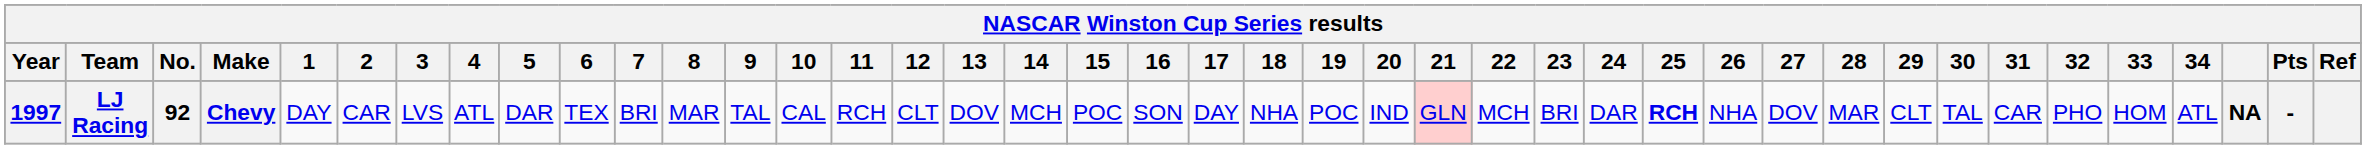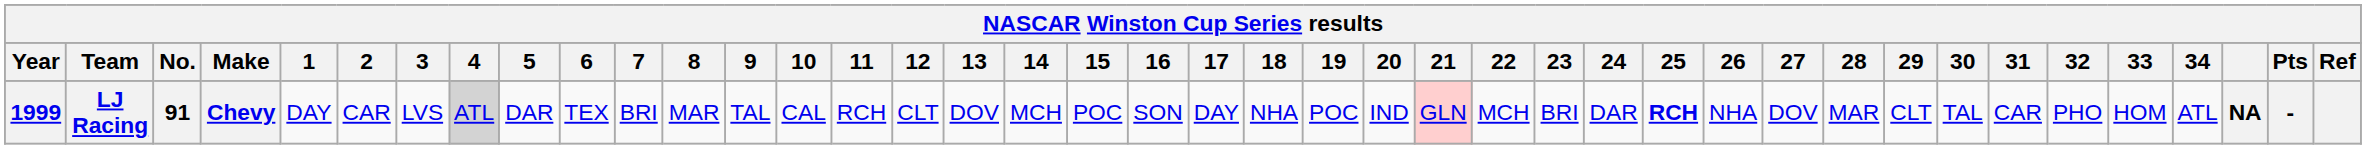(36, 112) 1997 -> (36, 112) 1999
(178, 112) 92 -> (178, 112) 91
(474, 112) no background -> (474, 112) lightgrey background
